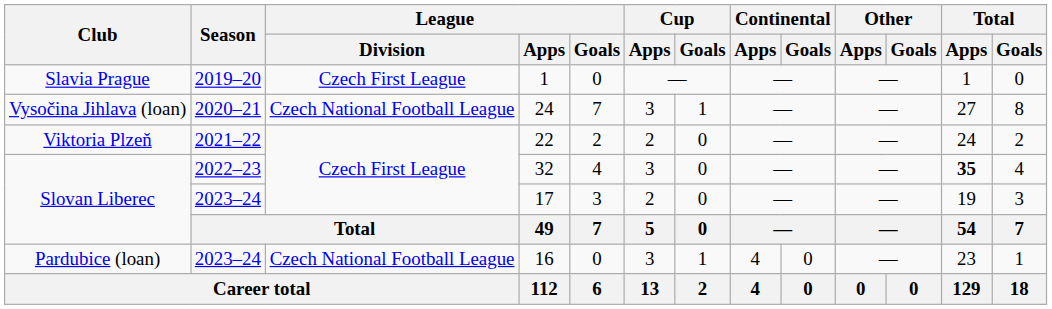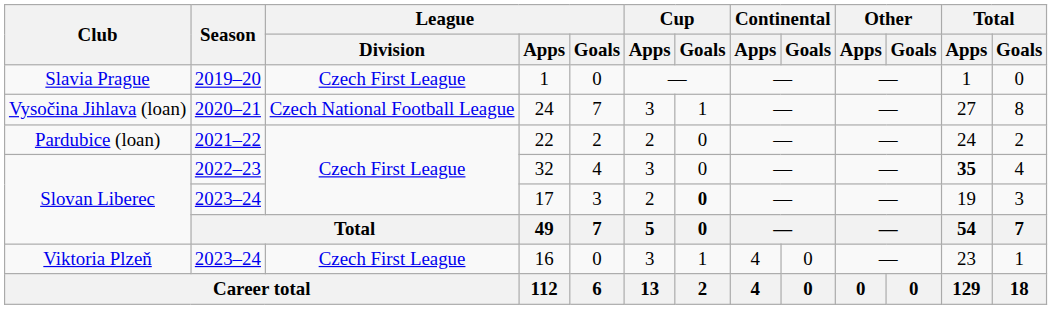(98, 139) Viktoria Plzeň -> (98, 139) Pardubice (loan)
(703, 199) normal -> (703, 199) bold
(98, 259) Pardubice (loan) -> (98, 259) Viktoria Plzeň
(392, 259) Czech National Football League -> (392, 259) Czech First League
